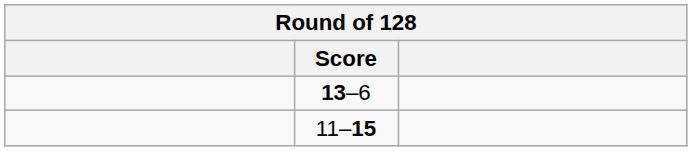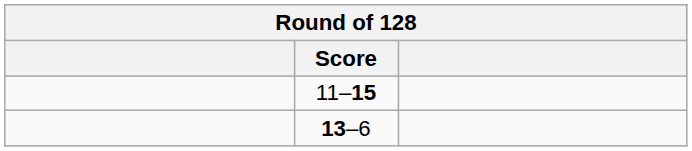rows swapped: (346, 93) <-> (346, 129)
